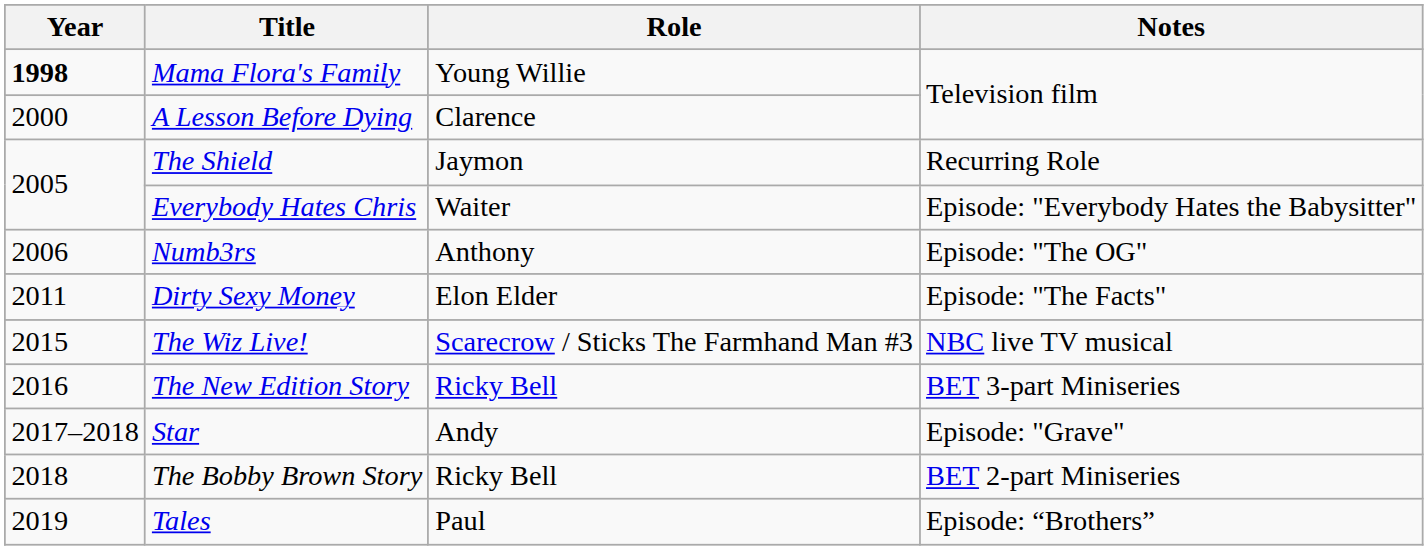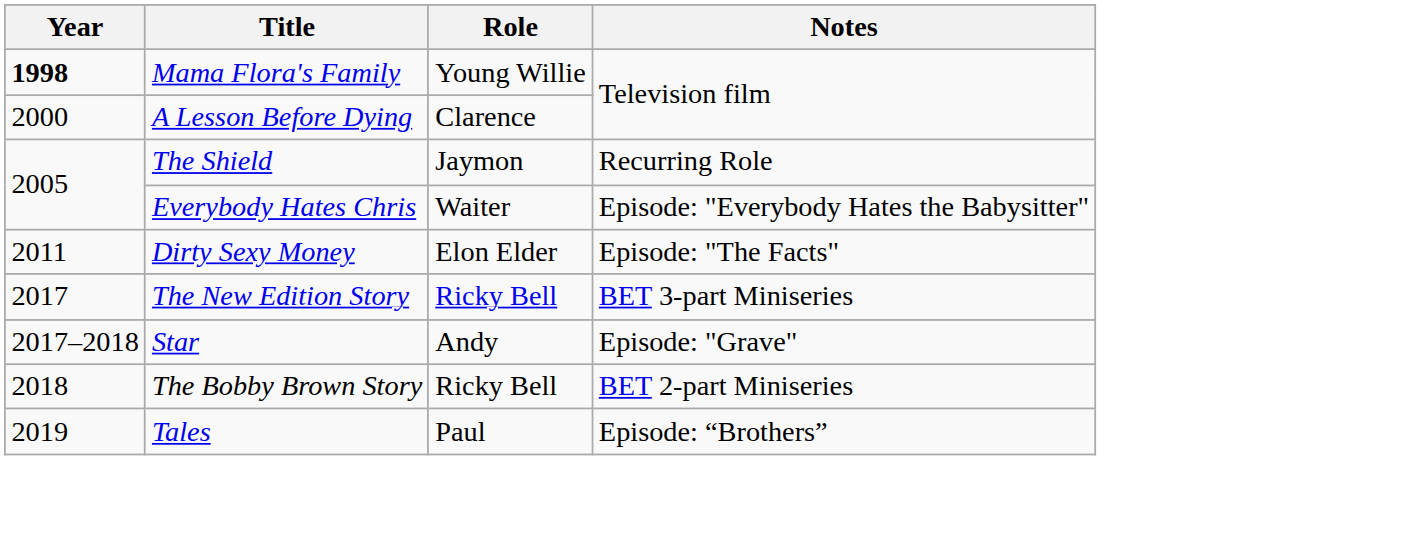- row: (204, 251)
- row: (230, 341)
(40, 386) 2016 -> (40, 296) 2017
